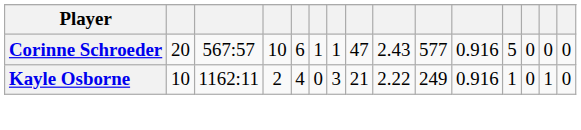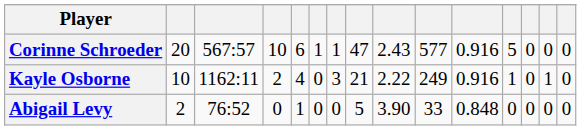+ row: (61, 109)
